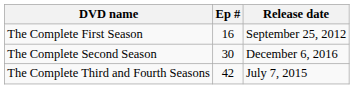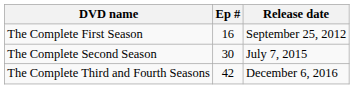(292, 53) December 6, 2016 -> (277, 53) July 7, 2015
(277, 73) July 7, 2015 -> (292, 73) December 6, 2016
